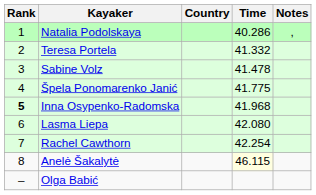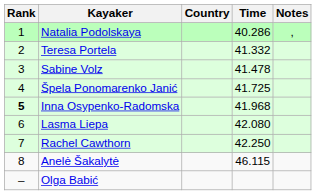(253, 87) 41.775 -> (253, 87) 41.725
(253, 143) 42.254 -> (253, 143) 42.250
(253, 161) lightyellow background -> (253, 161) no background
